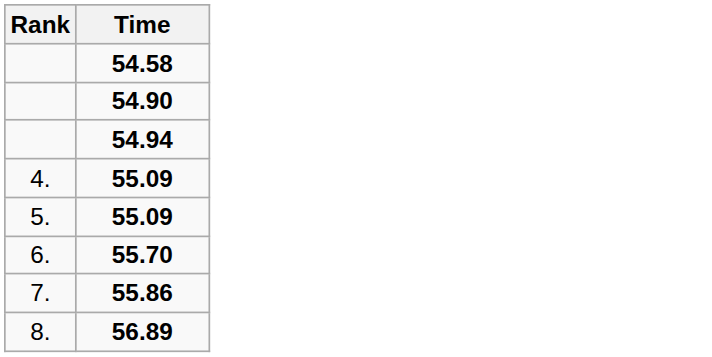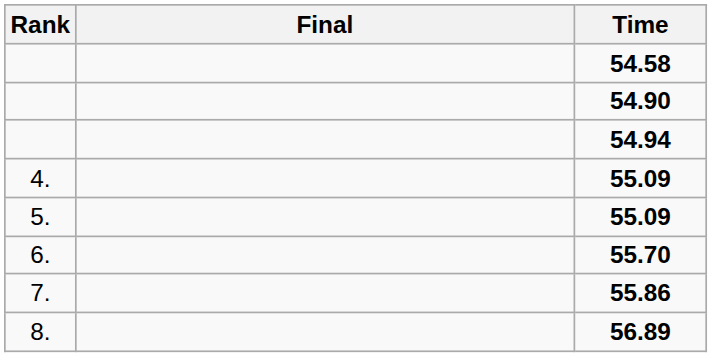+ column: (325, 24)
